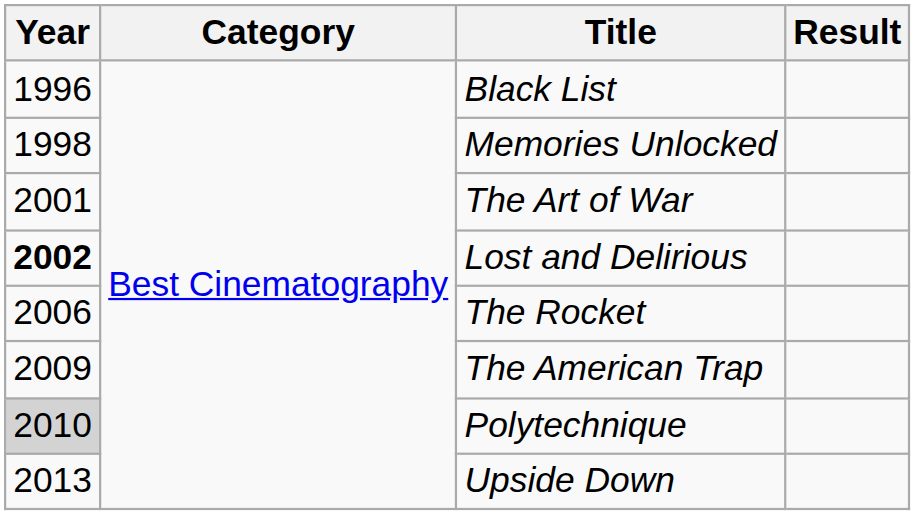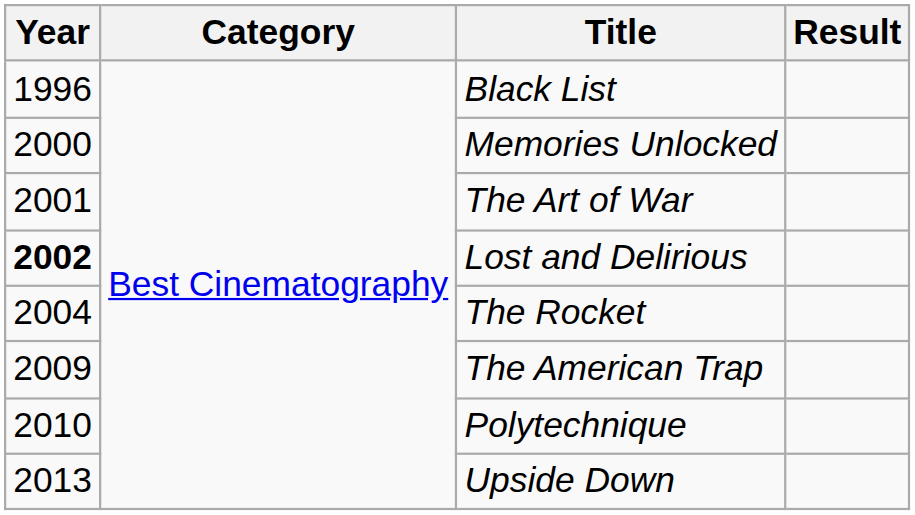(53, 144) 1998 -> (53, 144) 2000
(53, 312) 2006 -> (53, 312) 2004
(53, 425) lightgrey background -> (53, 425) no background
